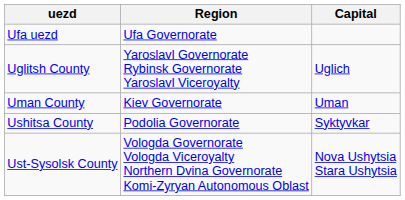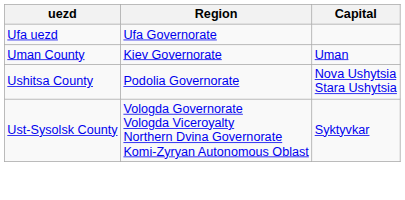- row: (48, 68)
(342, 123) Syktyvkar -> (356, 81) Nova Ushytsia Stara Ushytsia
(356, 164) Nova Ushytsia Stara Ushytsia -> (342, 130) Syktyvkar
